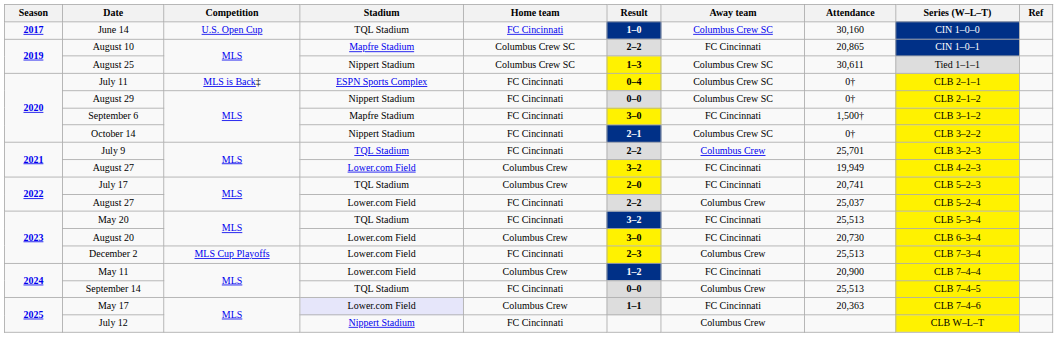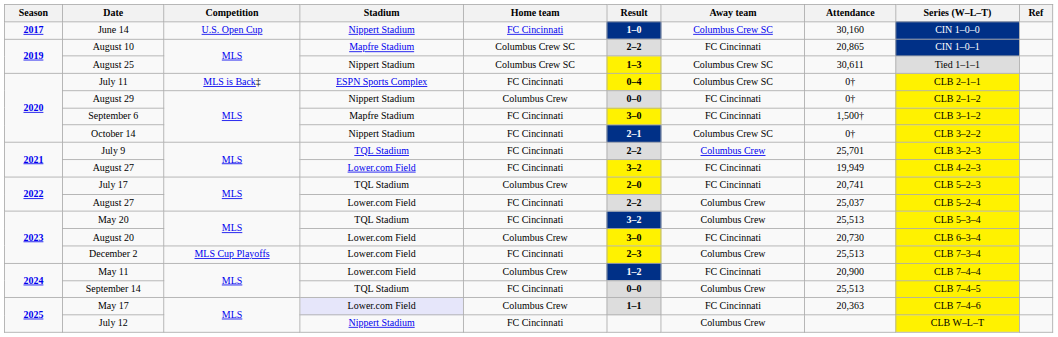(382, 30) TQL Stadium -> (382, 30) Nippert Stadium
(535, 99) FC Cincinnati -> (535, 99) Columbus Crew
(733, 99) Columbus Crew SC -> (733, 99) FC Cincinnati
(535, 168) Columbus Crew -> (535, 168) FC Cincinnati
(733, 220) FC Cincinnati -> (733, 220) Columbus Crew
